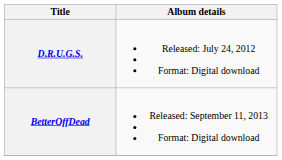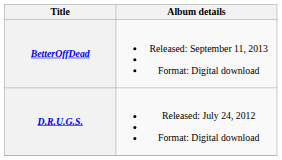rows swapped: (60, 53) <-> (60, 121)
